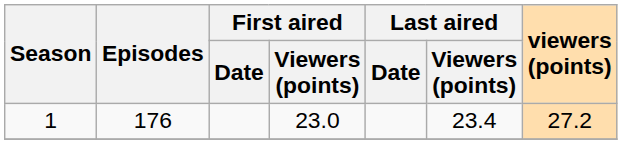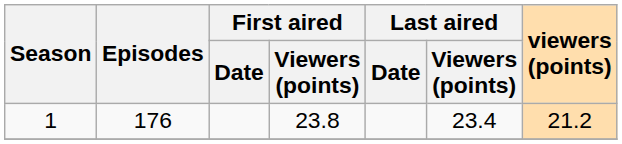(317, 120) 23.0 -> (317, 120) 23.8
(570, 120) 27.2 -> (570, 120) 21.2
